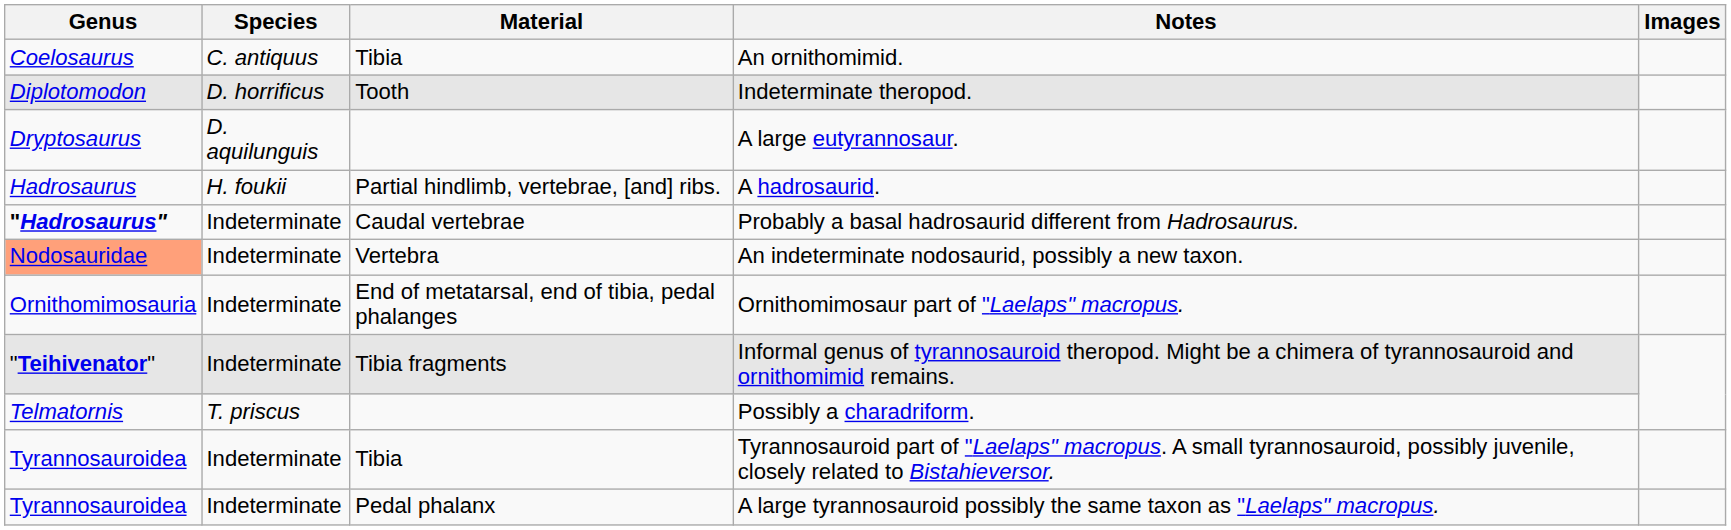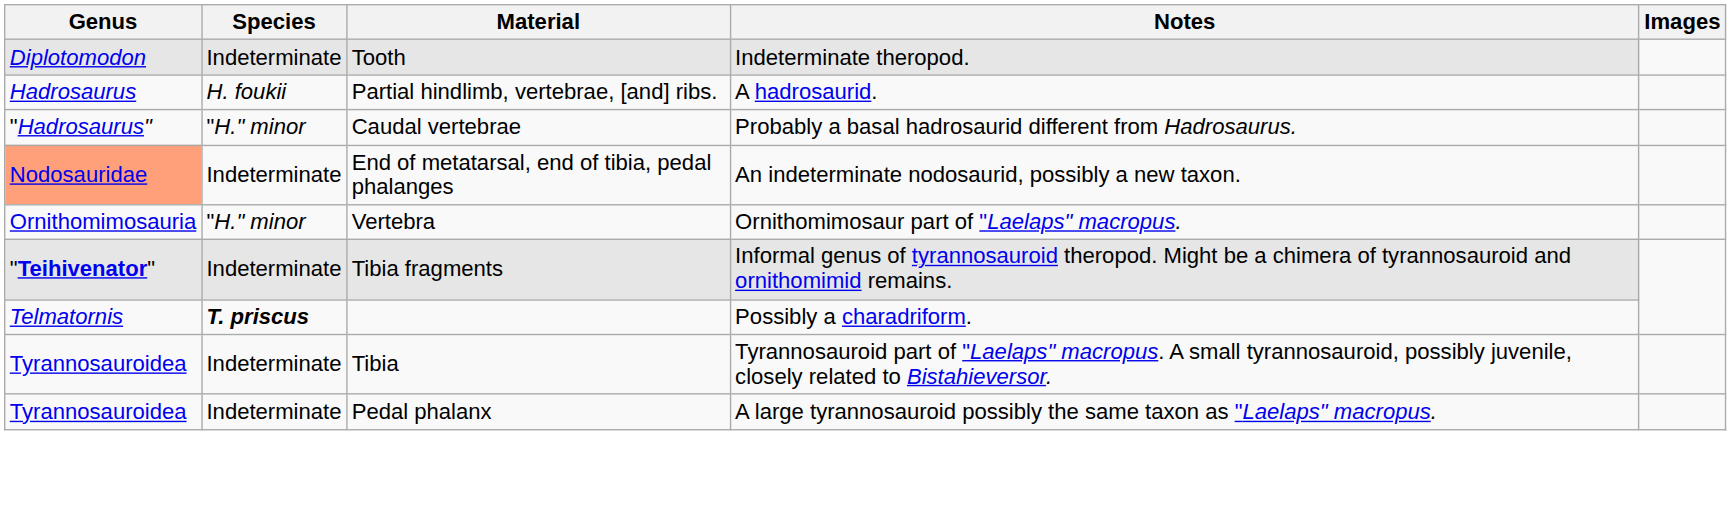- row: (821, 57)
(265, 92) D. horrificus -> (274, 57) Indeterminate
- row: (848, 139)
(88, 221) bold -> (81, 127) normal
(274, 221) Indeterminate -> (256, 127) "H." minor
(397, 256) Vertebra -> (531, 174) End of metatarsal, end of tibia, pedal phalanges
(274, 304) Indeterminate -> (256, 221) "H." minor
(535, 304) End of metatarsal, end of tibia, pedal phalanges -> (393, 221) Vertebra
(253, 411) normal -> (258, 316) bold
